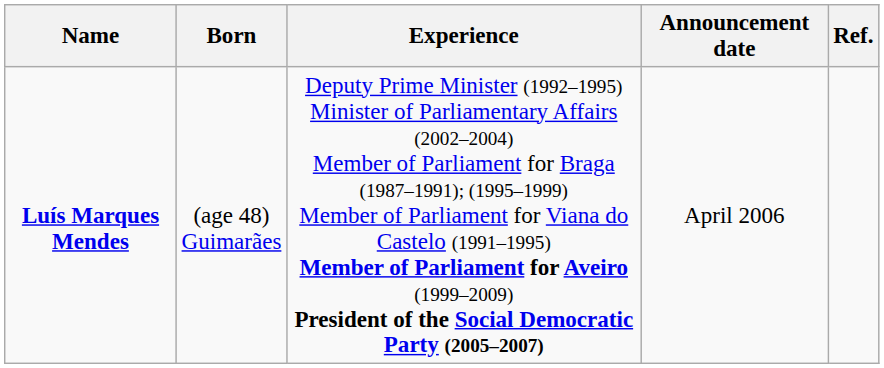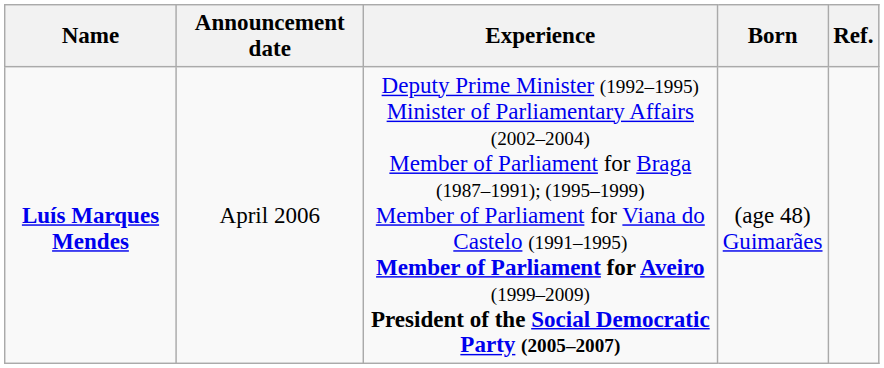columns swapped: (231, 35) <-> (734, 35)
